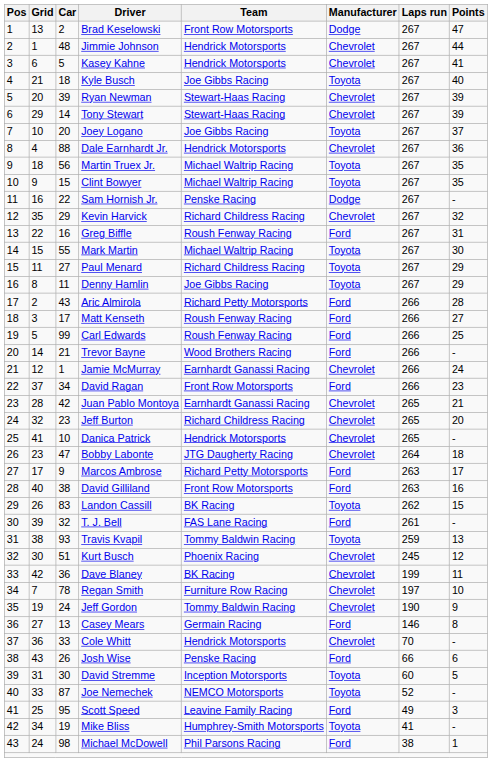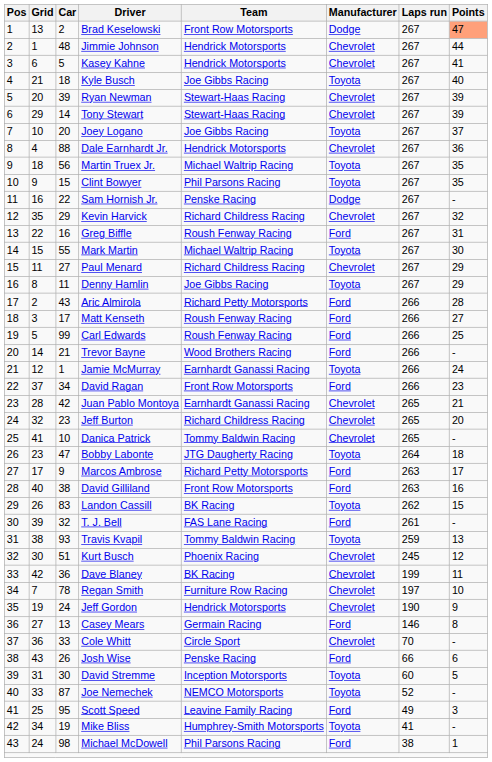(458, 30) no background -> (458, 30) lightsalmon background
(238, 183) Michael Waltrip Racing -> (232, 183) Phil Parsons Racing
(345, 268) Toyota -> (352, 268) Chevrolet
(352, 370) Chevrolet -> (345, 370) Toyota
(235, 438) Hendrick Motorsports -> (240, 438) Tommy Baldwin Racing
(352, 455) Chevrolet -> (345, 455) Toyota
(240, 608) Tommy Baldwin Racing -> (235, 608) Hendrick Motorsports
(235, 642) Hendrick Motorsports -> (212, 642) Circle Sport
